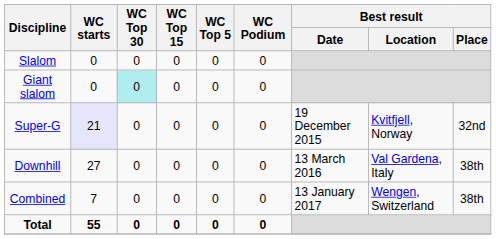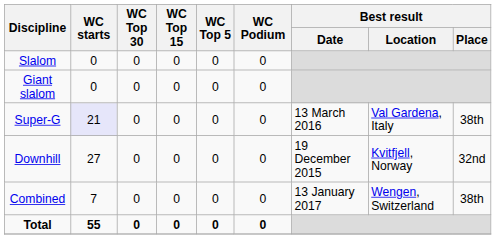(137, 87) paleturquoise background -> (137, 87) no background
(323, 126) 19 December 2015 -> (320, 120) 13 March 2016
(392, 126) Kvitfjell, Norway -> (407, 120) Val Gardena, Italy
(472, 126) 32nd -> (472, 120) 38th
(320, 166) 13 March 2016 -> (323, 159) 19 December 2015
(407, 166) Val Gardena, Italy -> (392, 159) Kvitfjell, Norway
(472, 166) 38th -> (472, 159) 32nd
